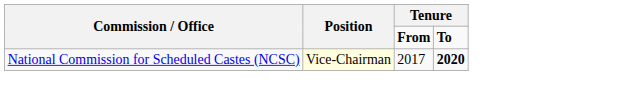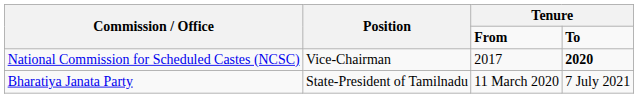(348, 59) lightyellow background -> (348, 59) no background
+ row: (70, 81)
